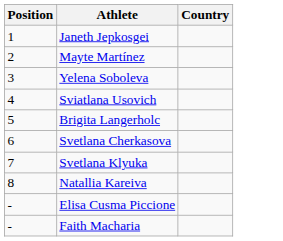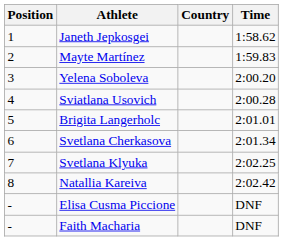+ column: (255, 15)
